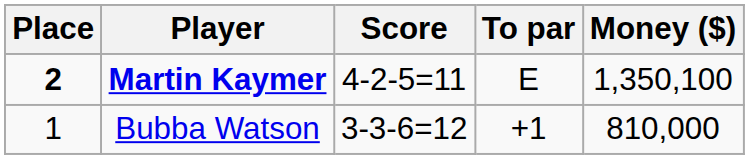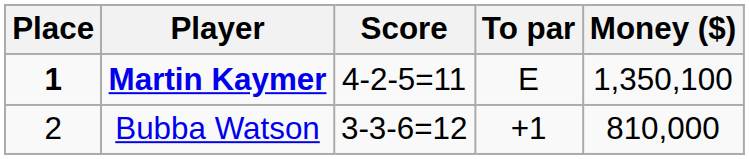(53, 79) 2 -> (53, 79) 1
(53, 128) 1 -> (53, 128) 2
